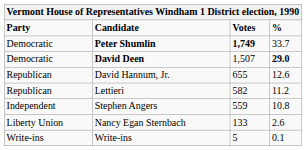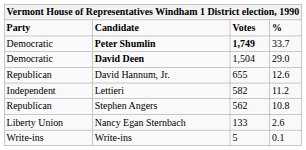(244, 59) 1,507 -> (244, 59) 1,504
(281, 59) bold -> (281, 59) normal
(29, 91) Republican -> (31, 91) Independent
(31, 106) Independent -> (29, 106) Republican
(240, 106) 559 -> (240, 106) 562
